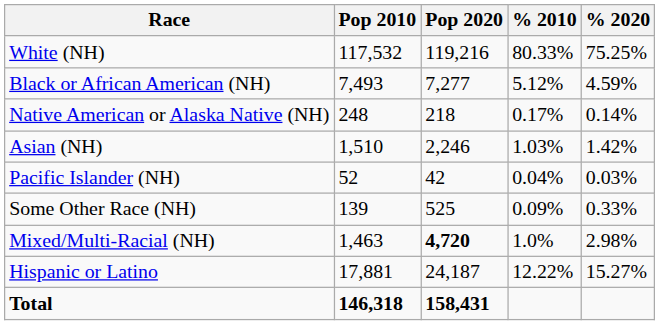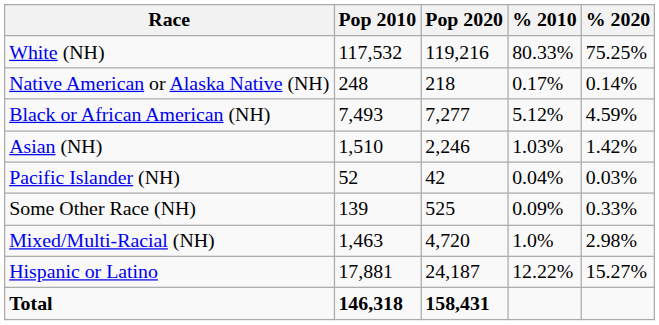rows swapped: (140, 83) <-> (169, 114)
(448, 240) bold -> (448, 240) normal
